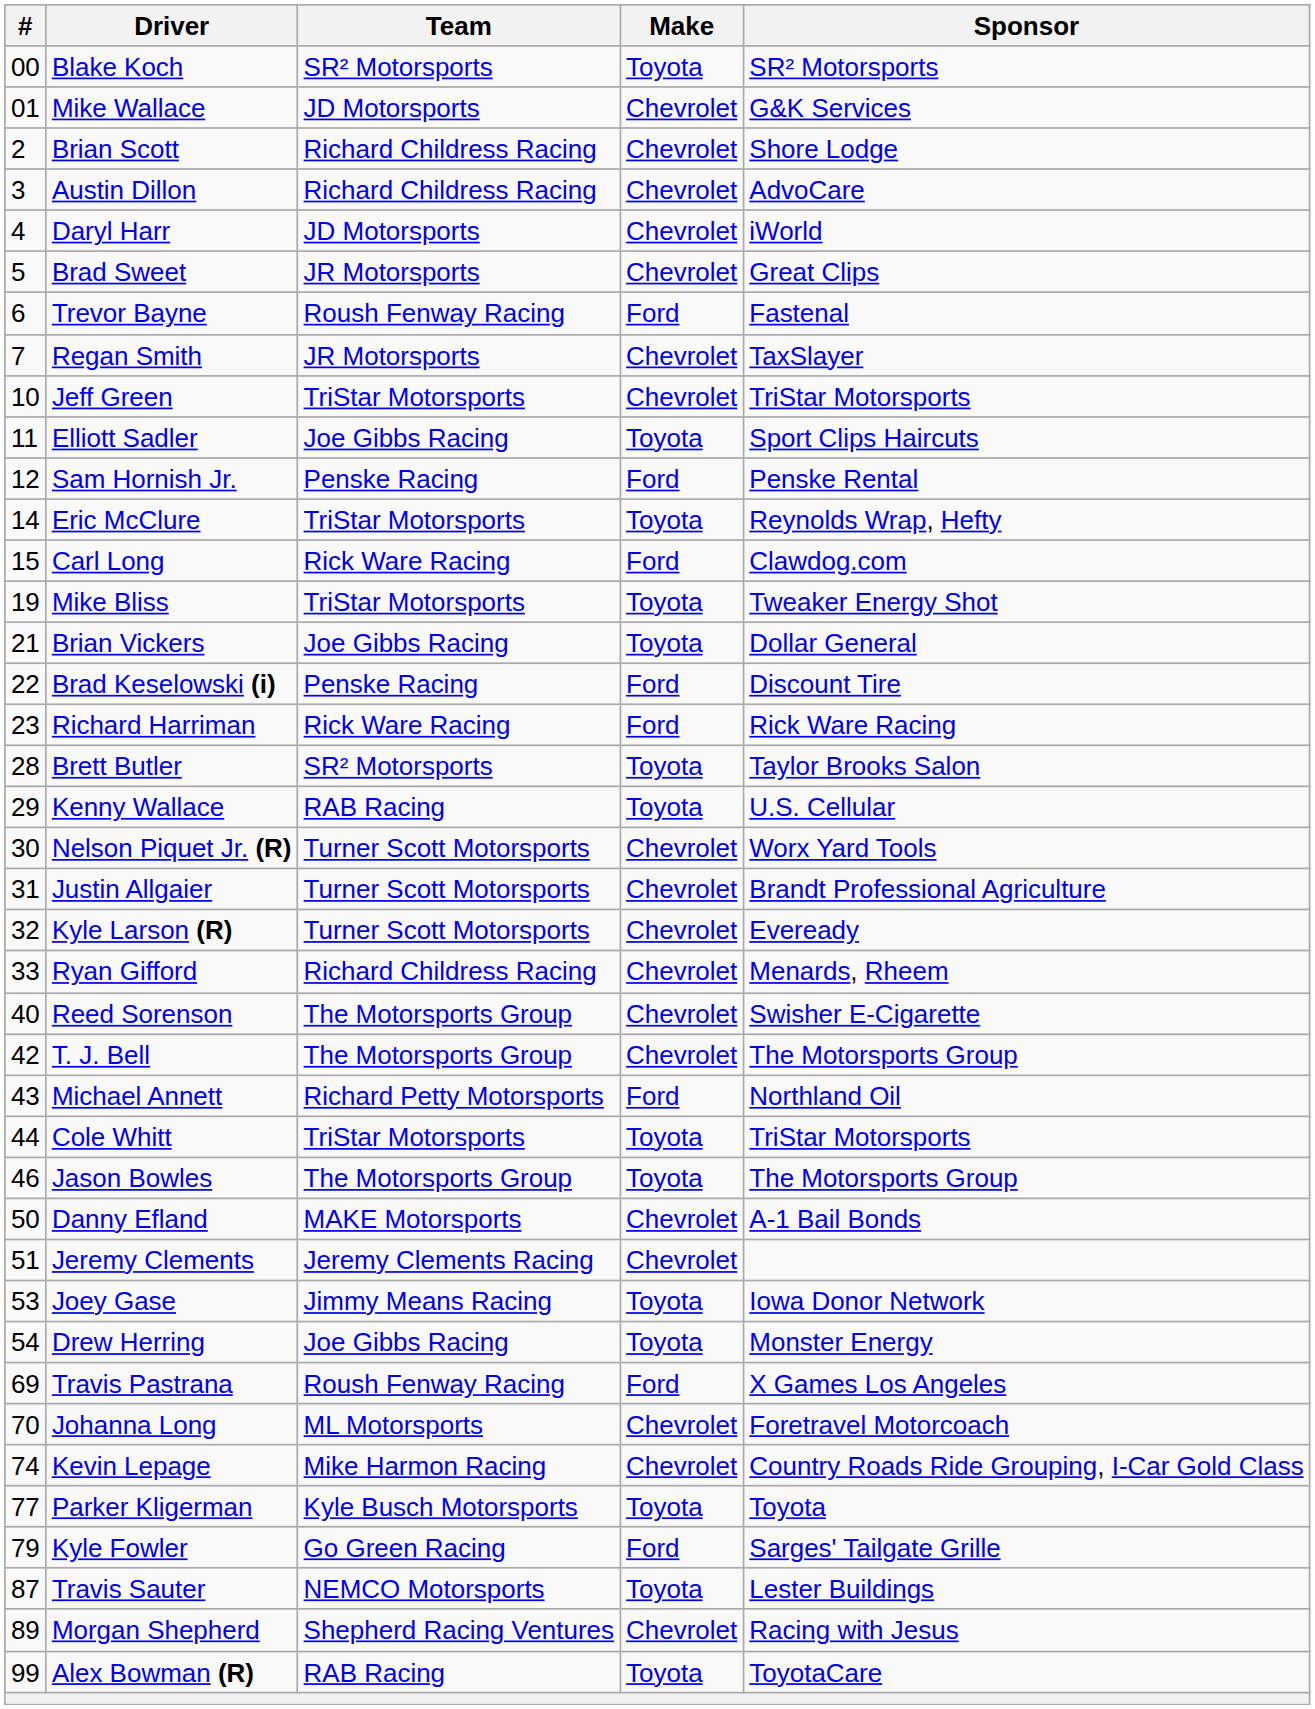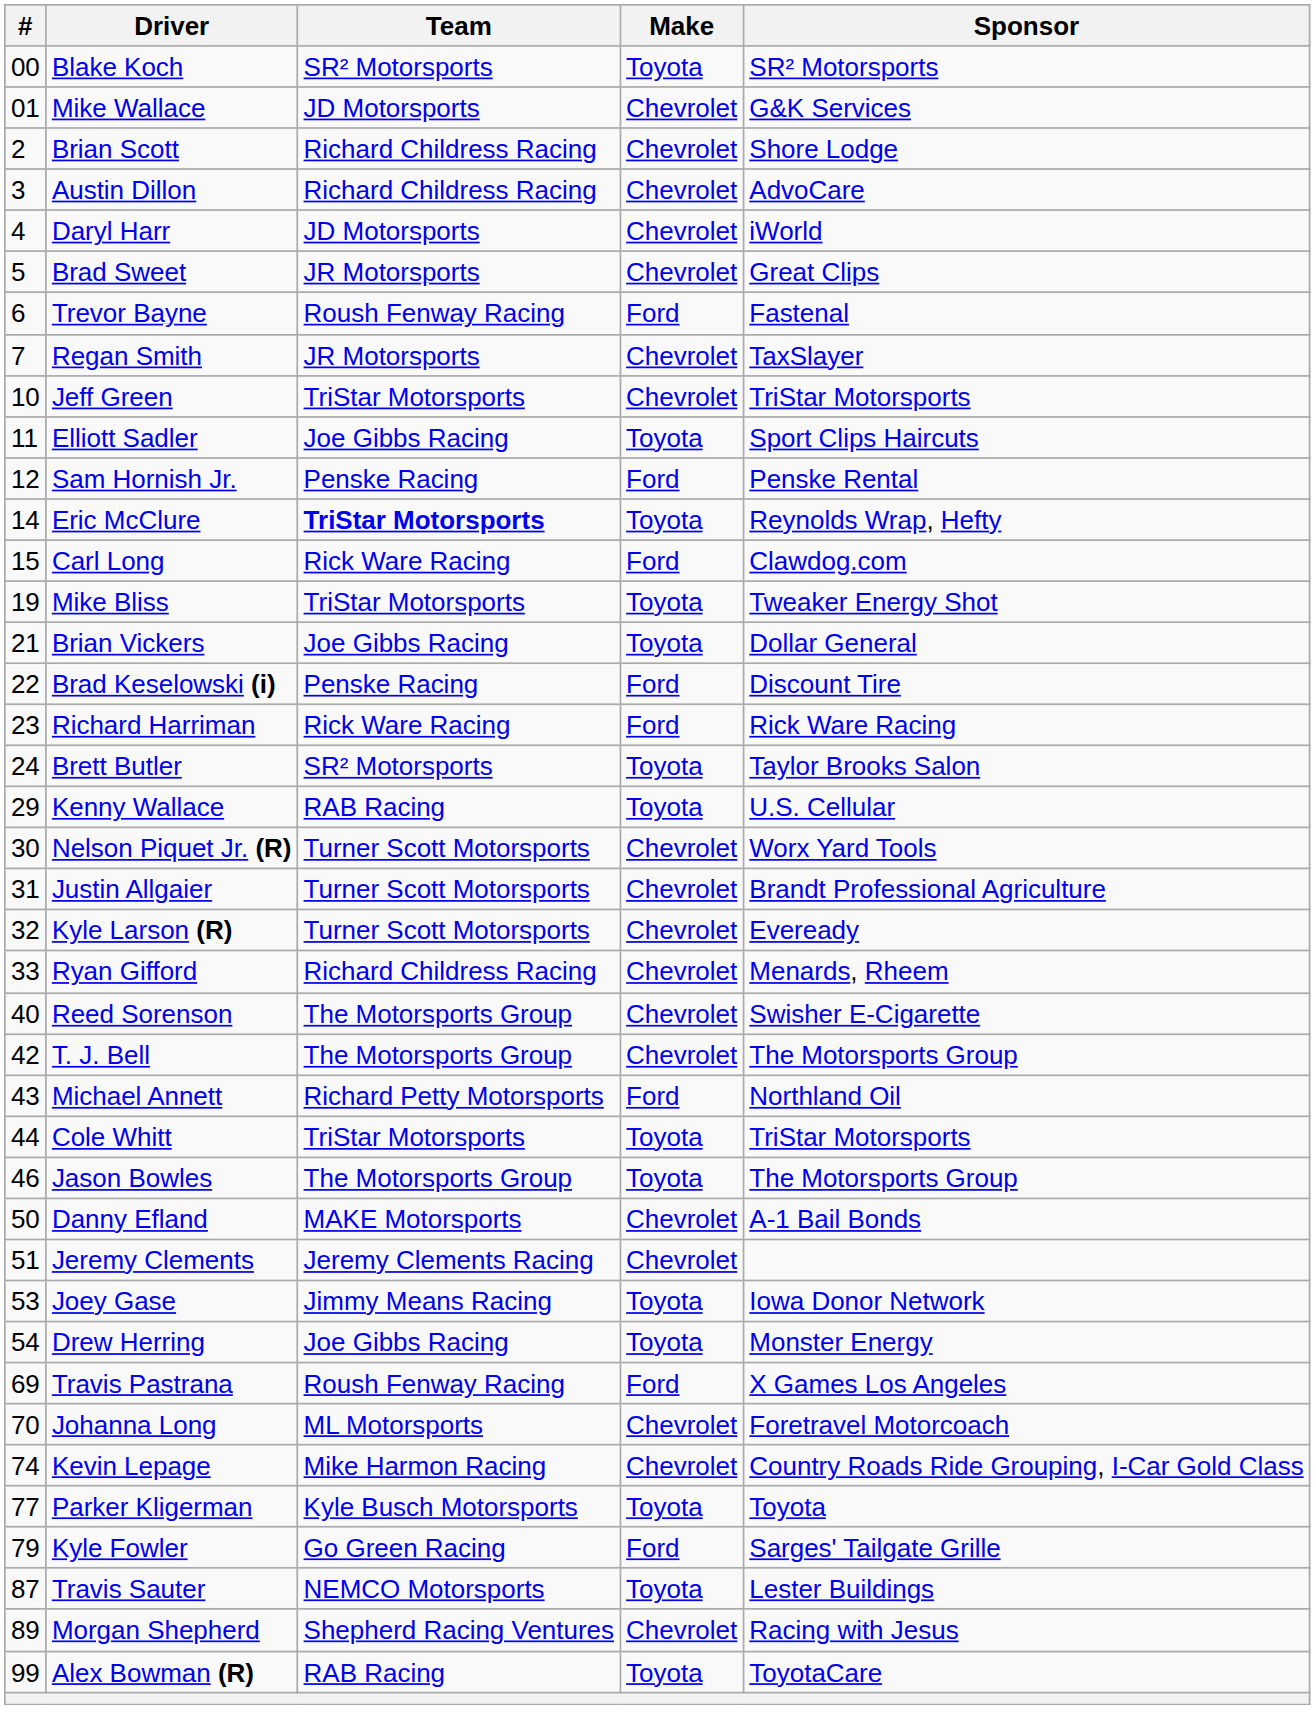(414, 519) normal -> (424, 519) bold
(25, 766) 28 -> (25, 766) 24
